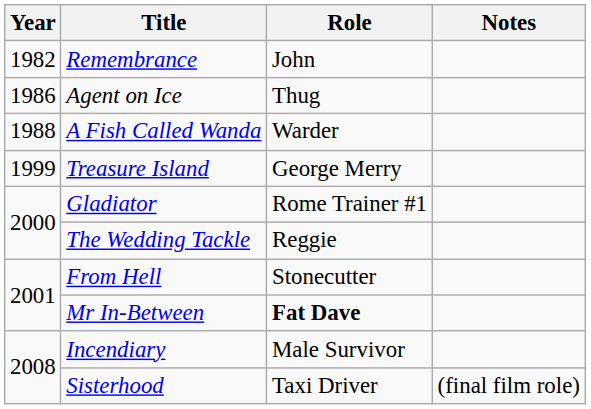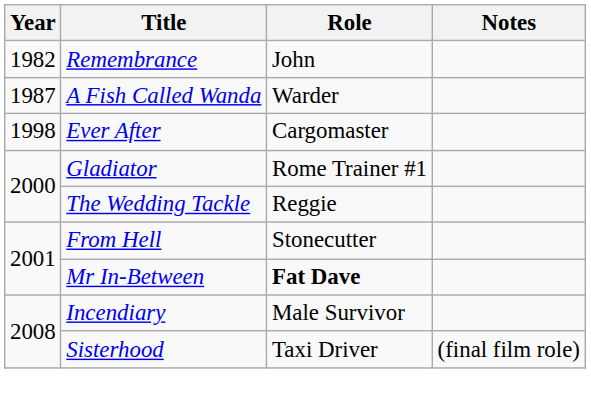- row: (124, 95)
(33, 131) 1988 -> (33, 95) 1987
+ row: (113, 131)
- row: (138, 167)
